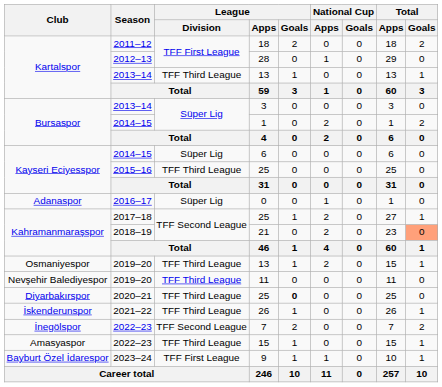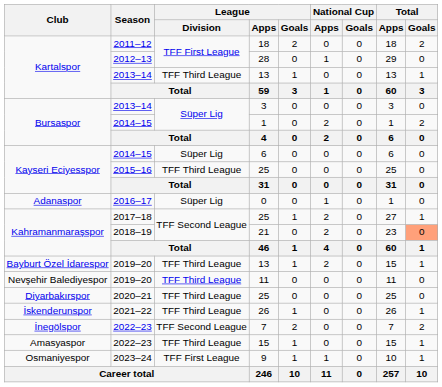(58, 264) Osmaniyespor -> (58, 264) Bayburt Özel İdarespor
(295, 295) bold -> (295, 295) normal
(58, 358) Bayburt Özel İdarespor -> (58, 358) Osmaniyespor
